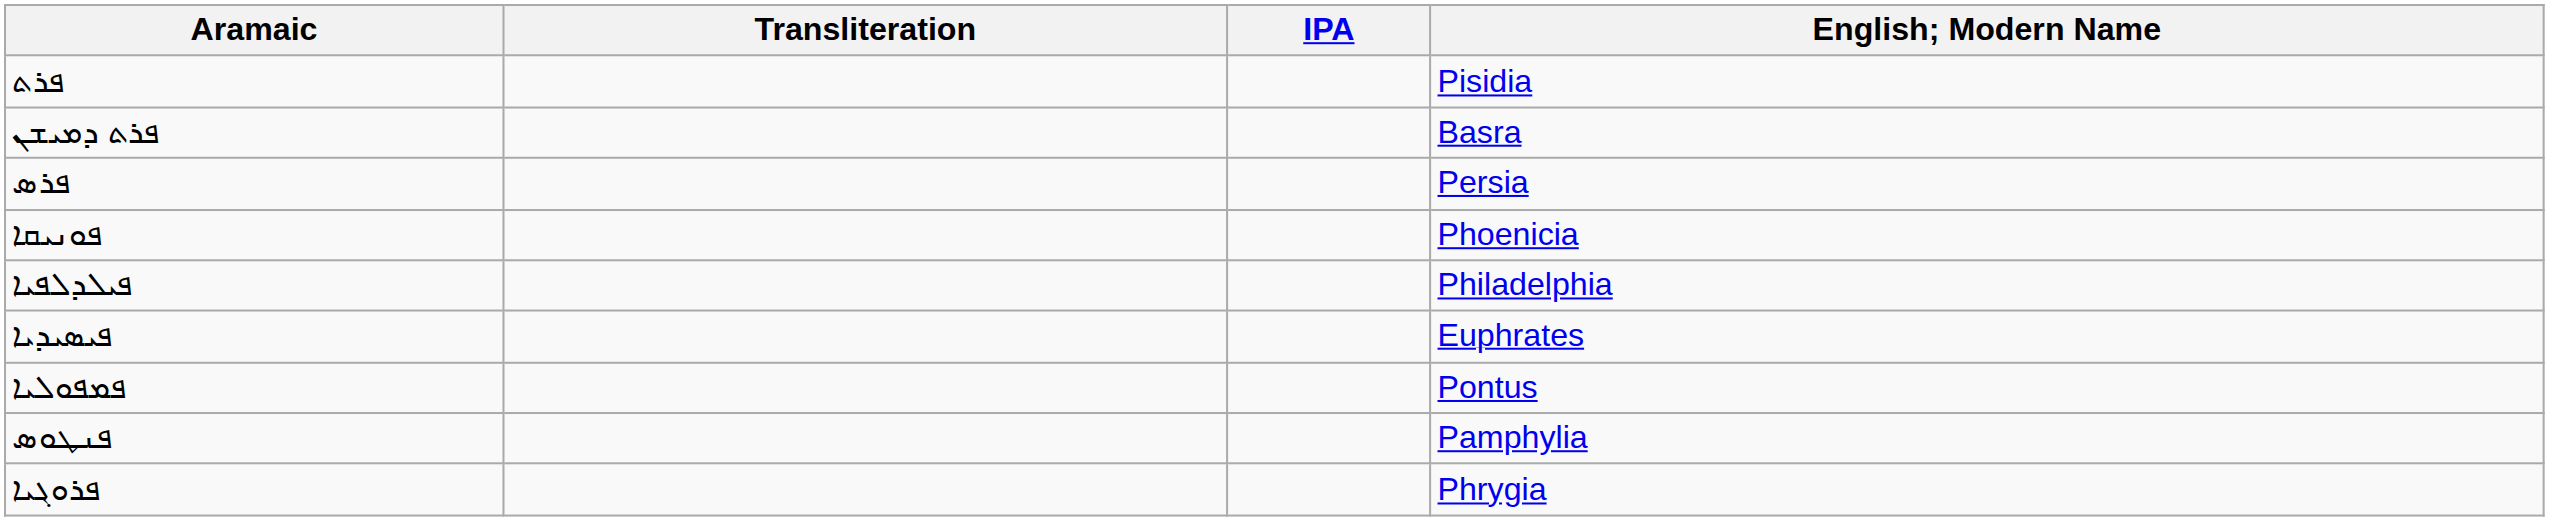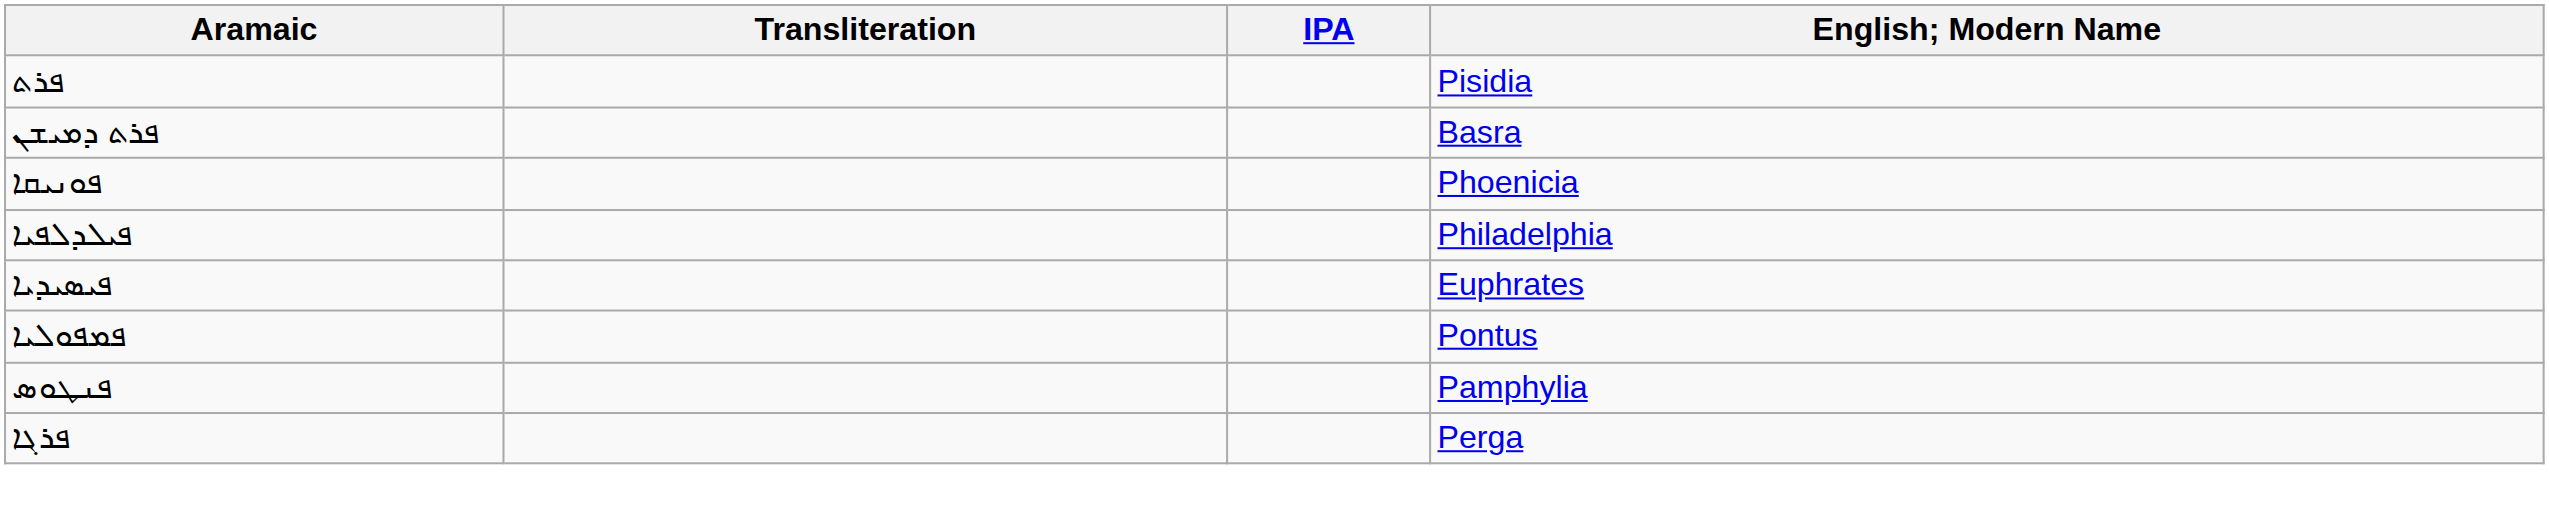- row: (42, 183)
+ row: (42, 438)
- row: (57, 489)
